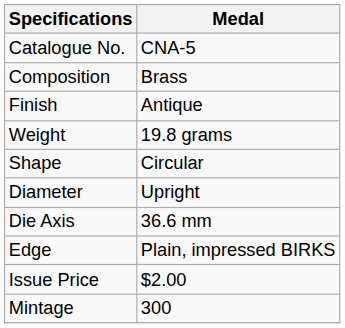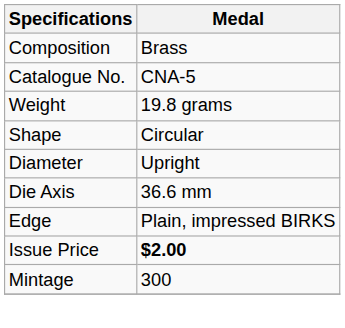rows swapped: (67, 47) <-> (59, 76)
- row: (33, 105)
(164, 279) normal -> (164, 250) bold
